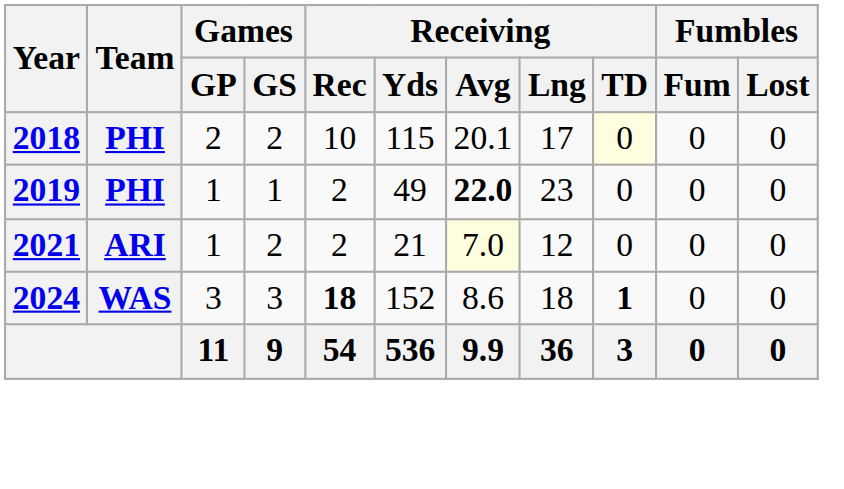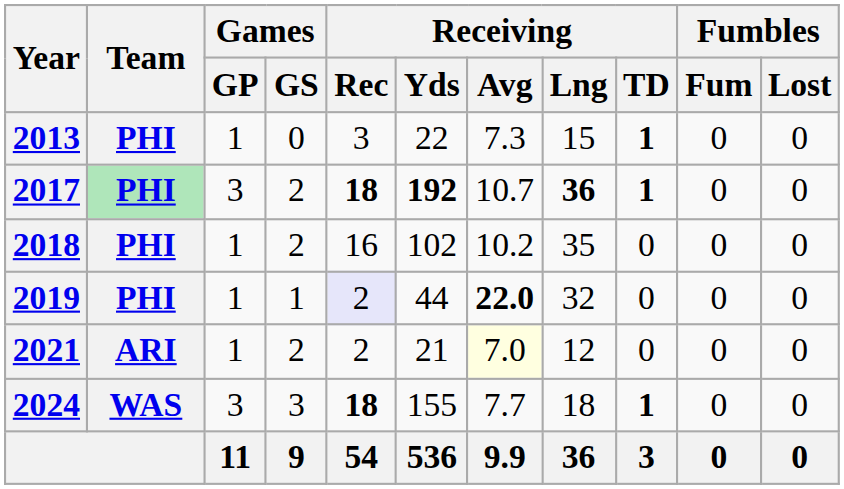+ row: (46, 137)
+ row: (46, 191)
(213, 137) 2 -> (235, 244) 1
(340, 137) 10 -> (361, 244) 16
(410, 137) 115 -> (432, 244) 102
(483, 137) 20.1 -> (505, 244) 10.2
(557, 137) 17 -> (579, 244) 35
(625, 137) lightyellow background -> (646, 244) no background
(340, 191) no background -> (361, 297) lavender background
(410, 191) 49 -> (432, 297) 44
(557, 191) 23 -> (579, 297) 32
(410, 297) 152 -> (432, 404) 155
(483, 297) 8.6 -> (505, 404) 7.7
